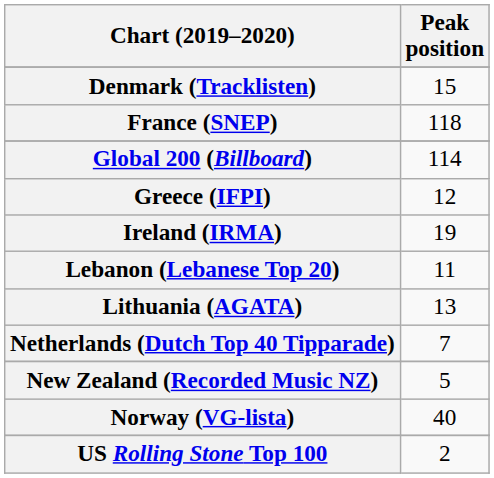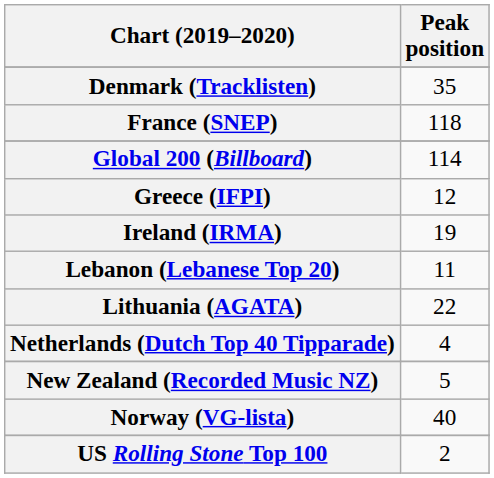(445, 85) 15 -> (445, 85) 35
(445, 306) 13 -> (445, 306) 22
(445, 343) 7 -> (445, 343) 4
